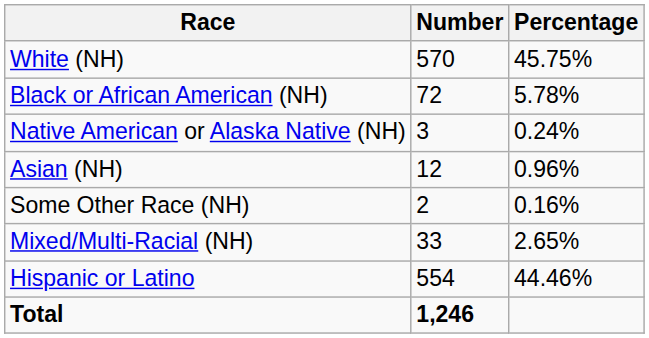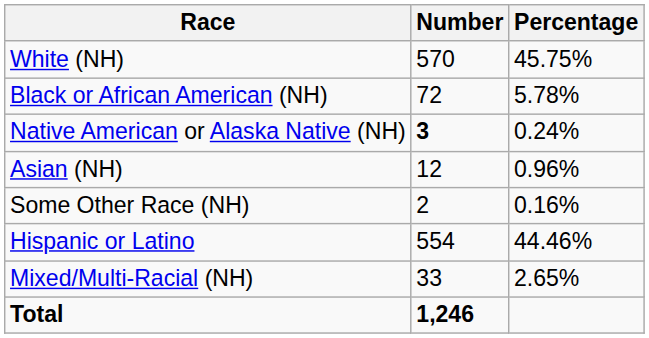(423, 132) normal -> (423, 132) bold
rows swapped: (132, 242) <-> (102, 278)
